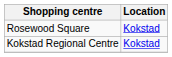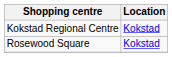rows swapped: (63, 44) <-> (48, 28)
